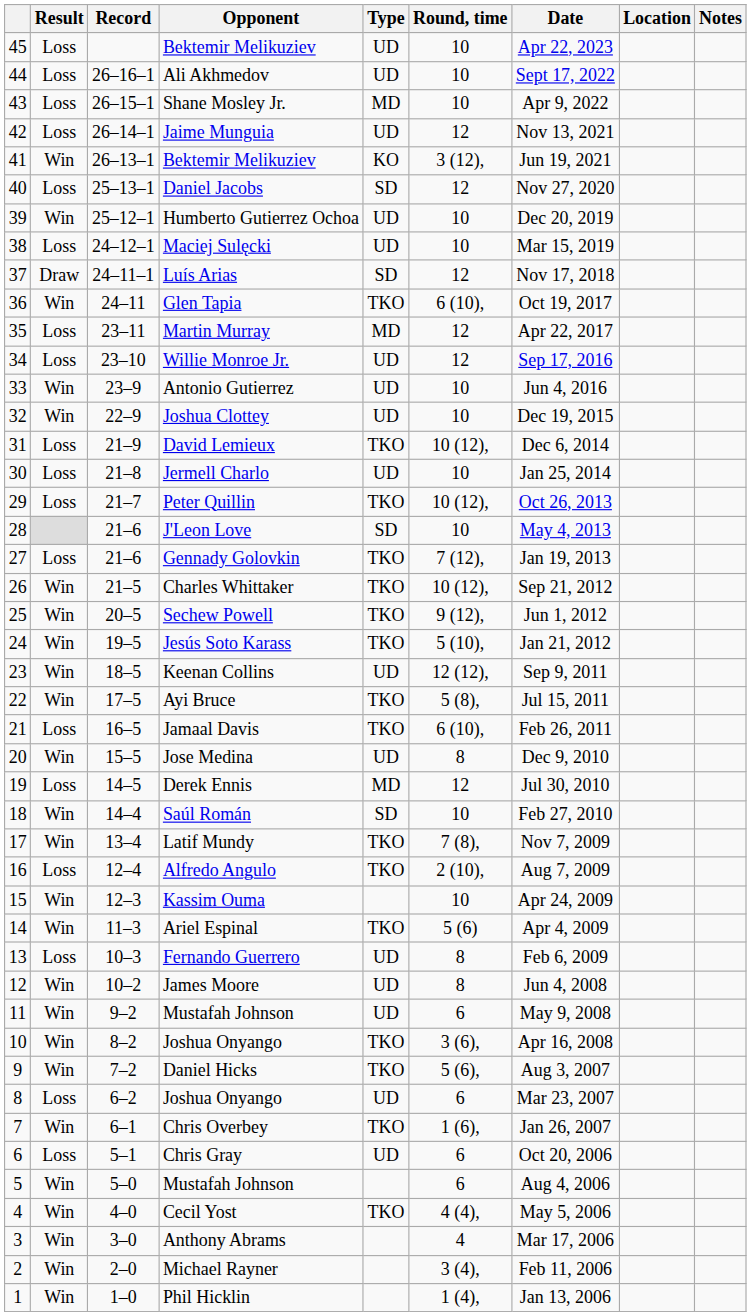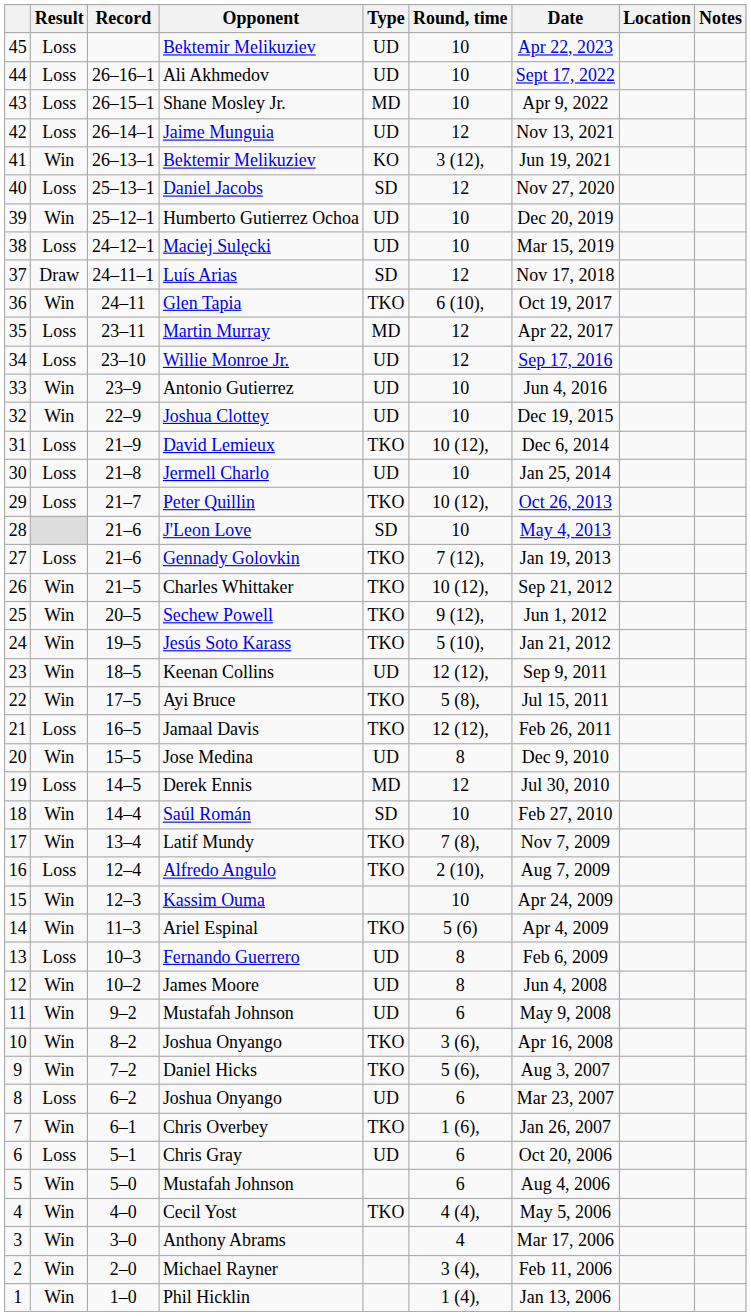(460, 729) 6 (10), -> (460, 729) 12 (12),
